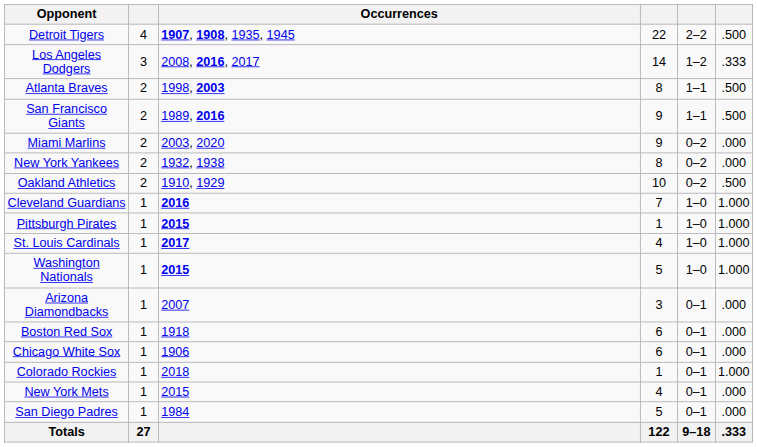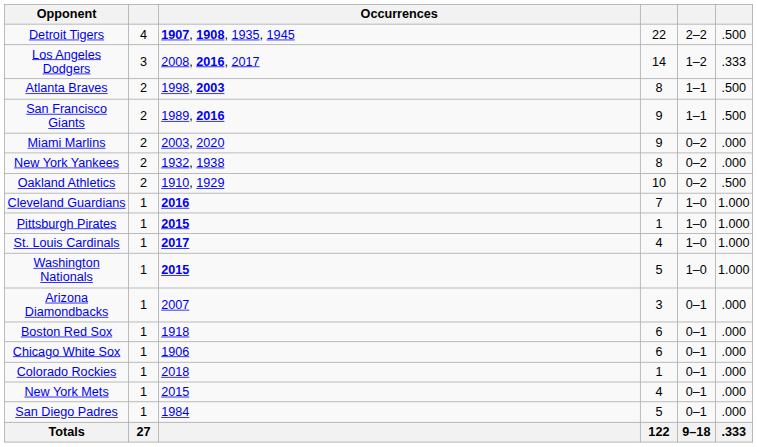(734, 372) 1.000 -> (734, 372) .000
